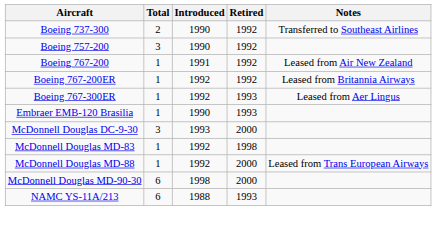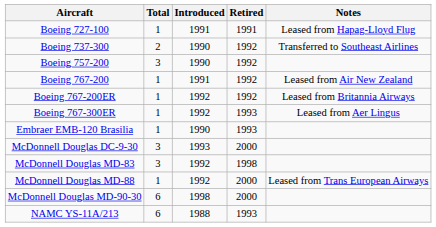+ row: (75, 29)
(158, 146) 1 -> (158, 163) 3
